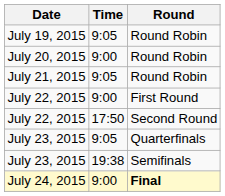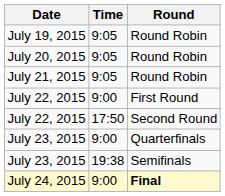(104, 56) 9:00 -> (104, 56) 9:05
(104, 139) 9:05 -> (104, 139) 9:00
